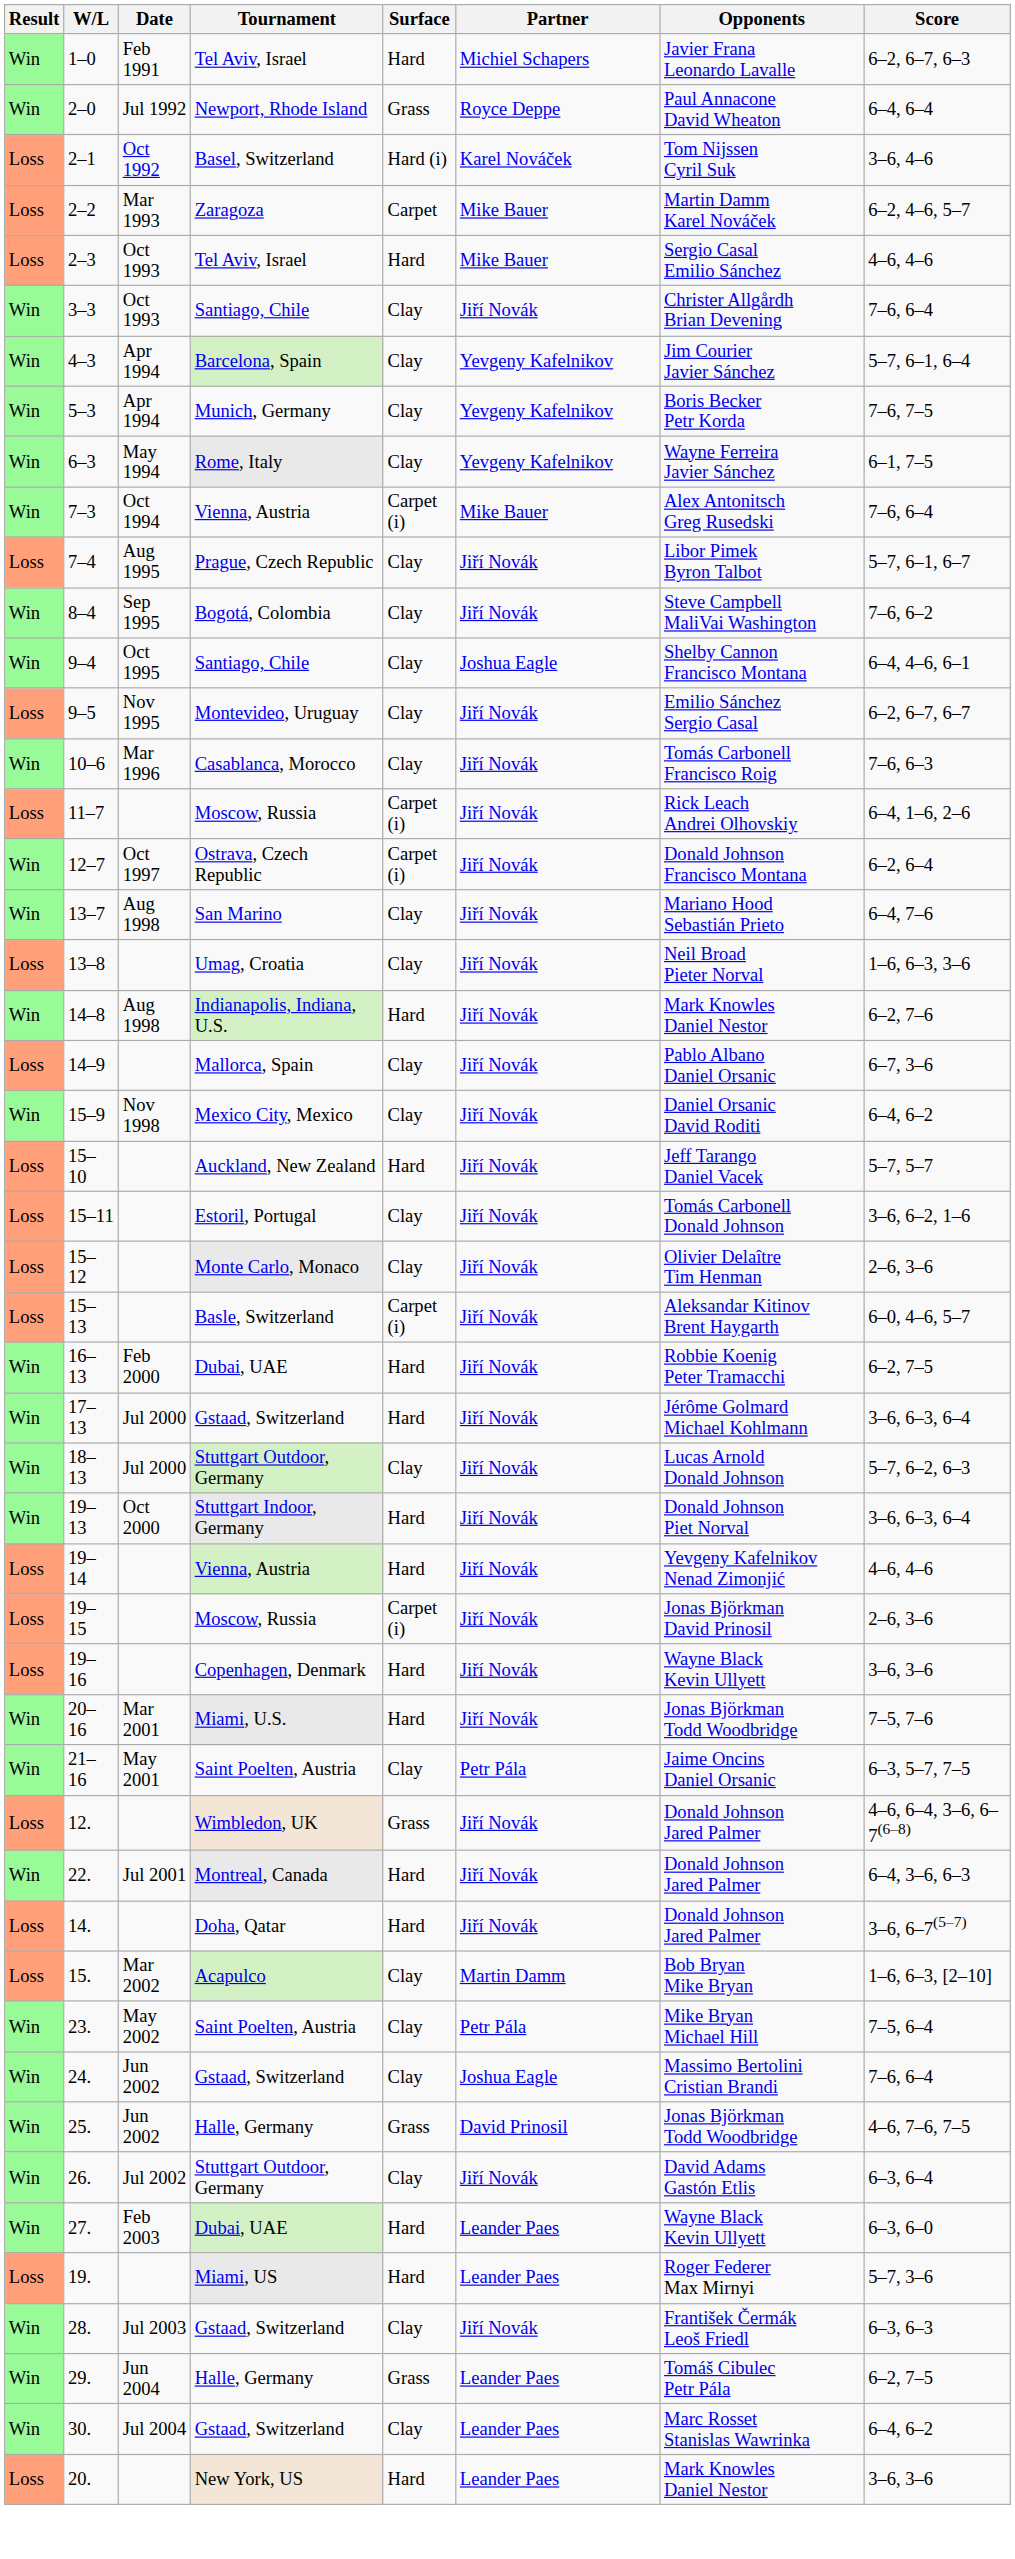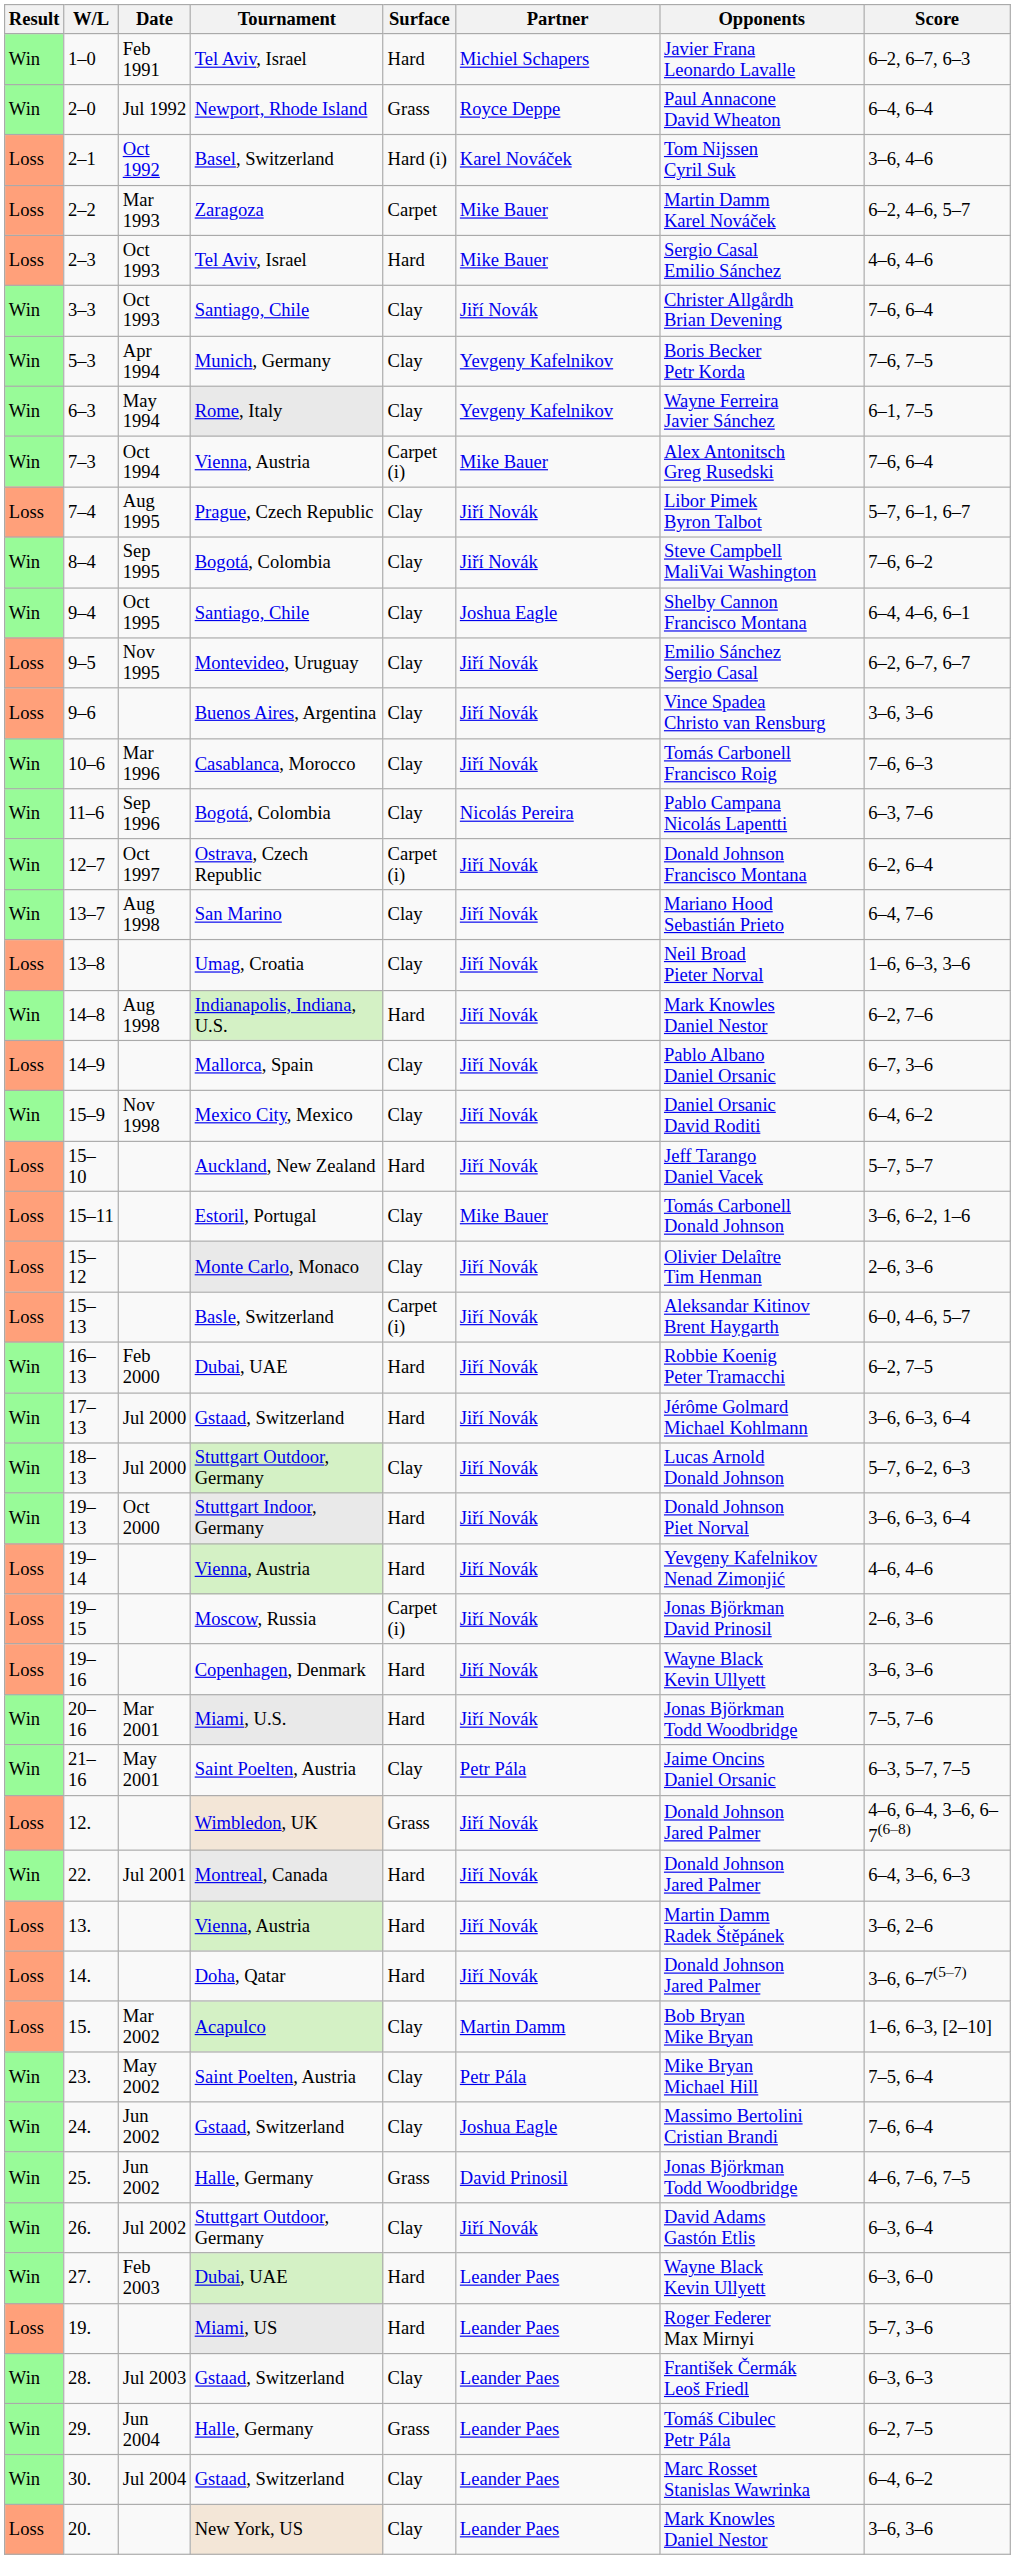- row: (82, 360)
+ row: (82, 713)
+ row: (86, 813)
- row: (86, 813)
(499, 1216) Jiří Novák -> (504, 1216) Mike Bauer
+ row: (80, 1925)
(499, 2328) Jiří Novák -> (510, 2378) Leander Paes
(406, 2479) Hard -> (405, 2529) Clay
